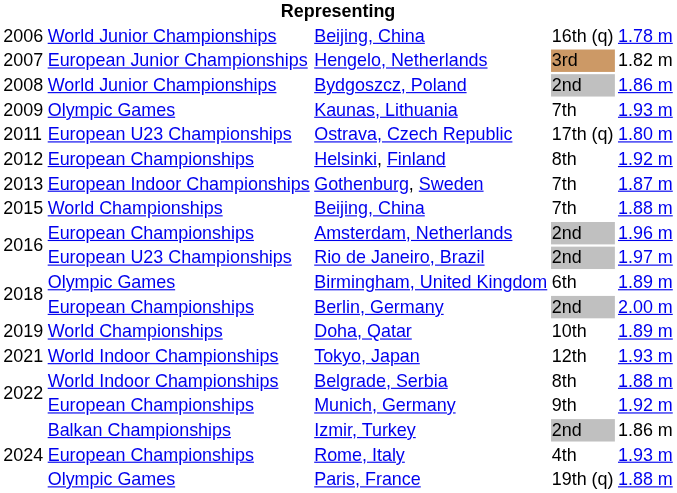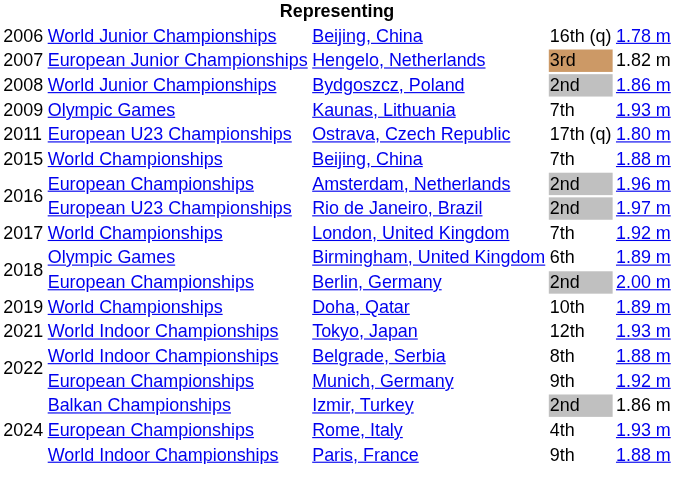- row: (23, 159)
- row: (23, 183)
+ row: (23, 233)
(111, 479) Olympic Games -> (163, 454) World Indoor Championships
(583, 479) 19th (q) -> (562, 454) 9th
